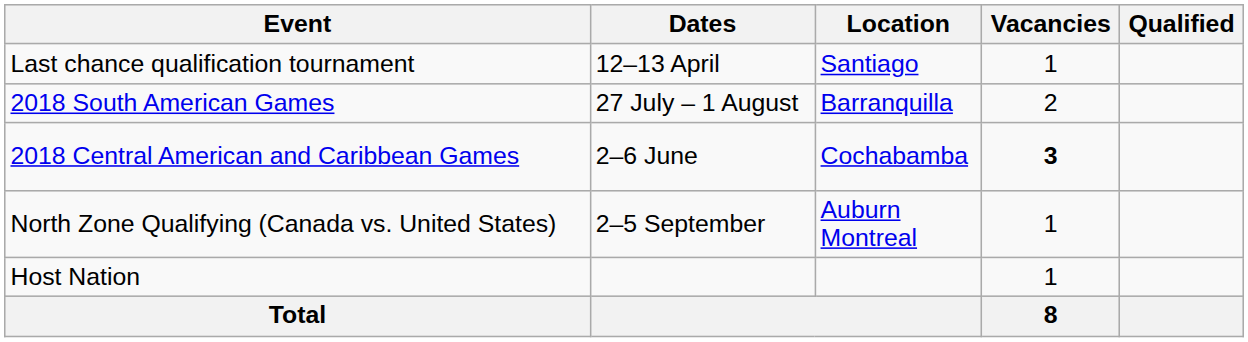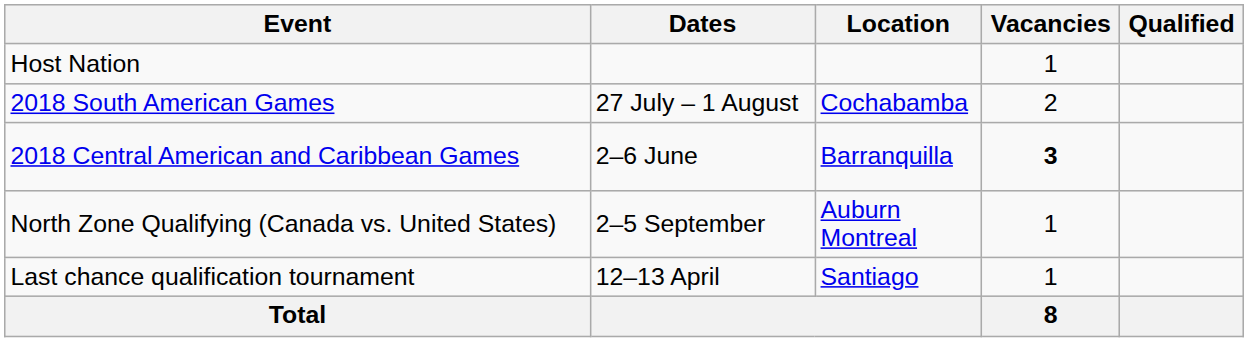rows swapped: (75, 276) <-> (212, 63)
(887, 102) Barranquilla -> (894, 102) Cochabamba
(894, 156) Cochabamba -> (887, 156) Barranquilla
